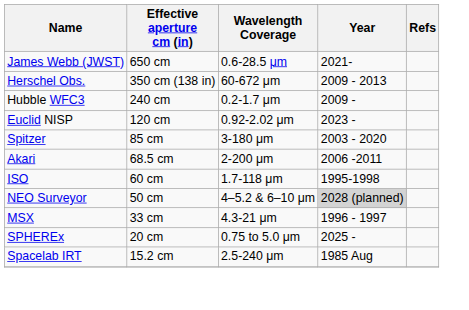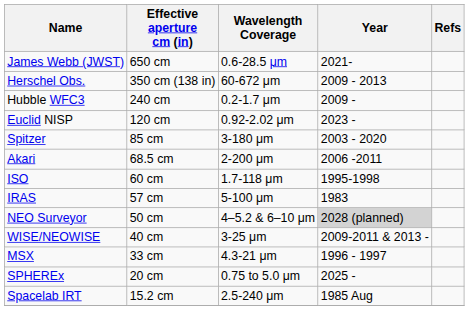+ row: (22, 198)
+ row: (54, 237)
